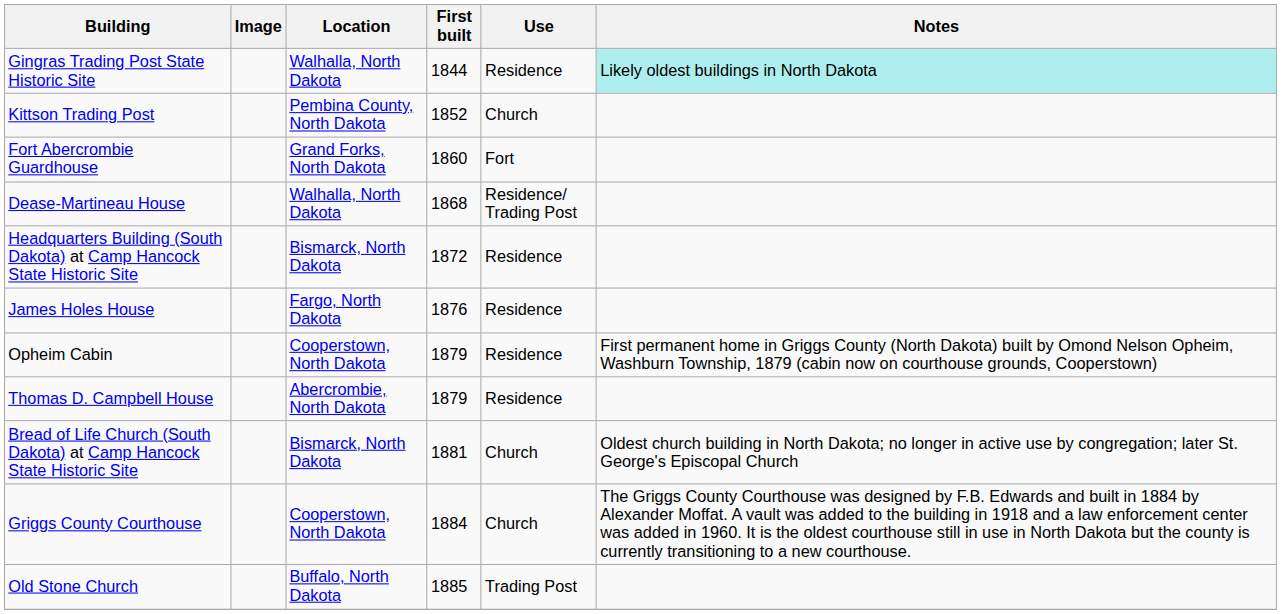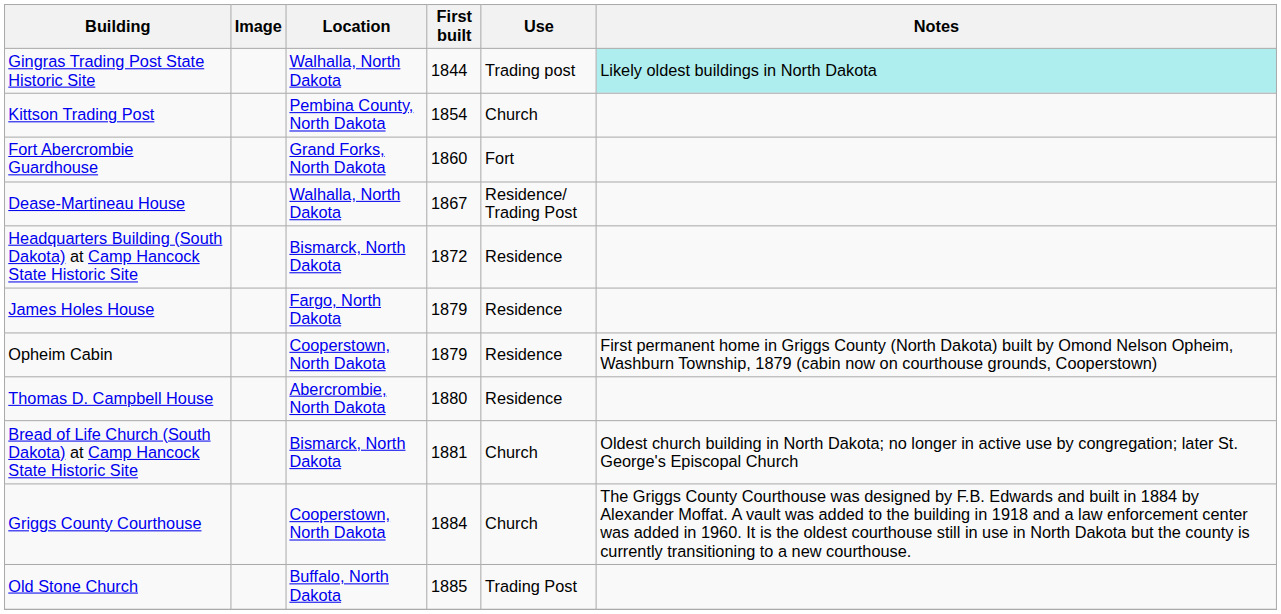(524, 70) Residence -> (530, 70) Trading post
(449, 115) 1852 -> (449, 115) 1854
(449, 203) 1868 -> (449, 203) 1867
(449, 310) 1876 -> (449, 310) 1879
(449, 398) 1879 -> (449, 398) 1880
